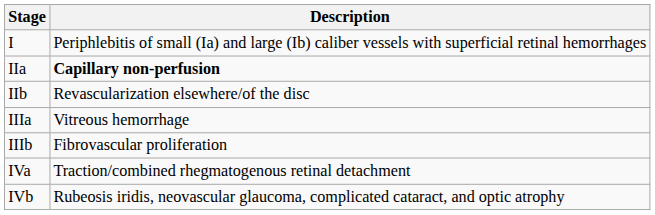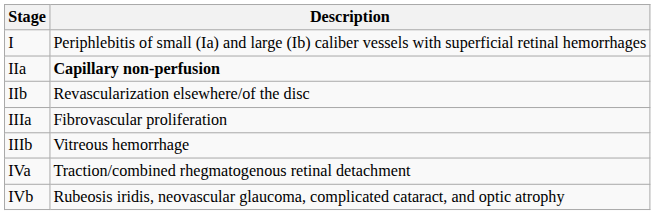(121, 119) Vitreous hemorrhage -> (140, 119) Fibrovascular proliferation
(140, 145) Fibrovascular proliferation -> (121, 145) Vitreous hemorrhage
